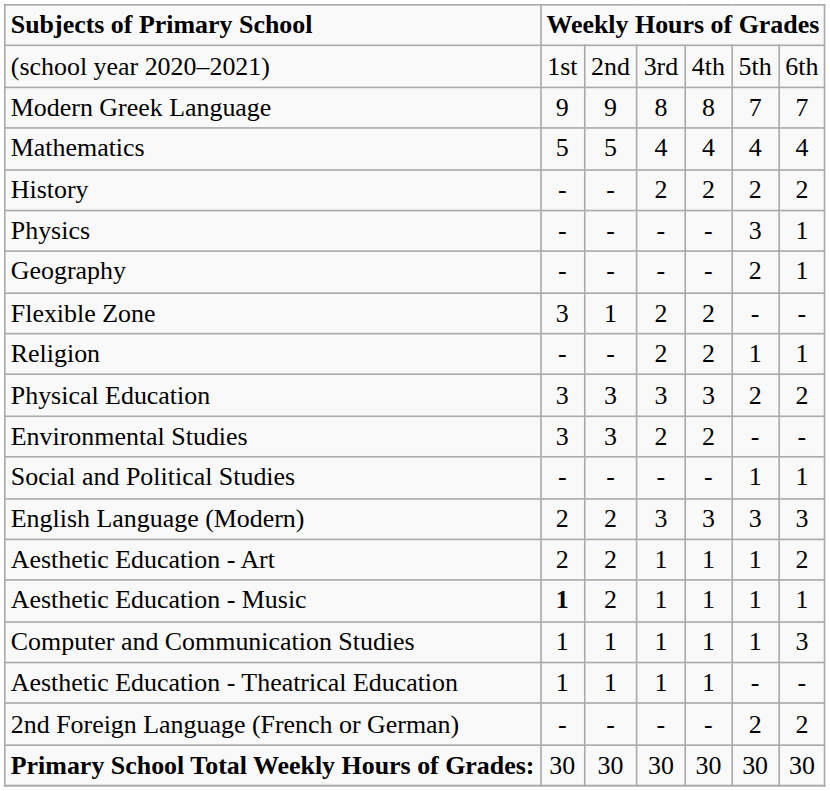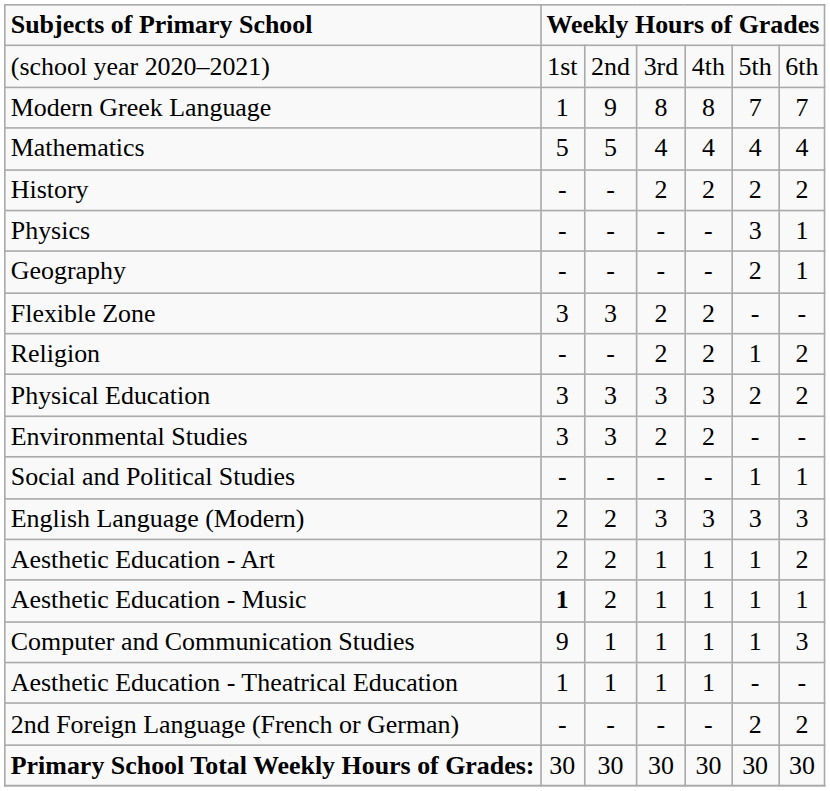(562, 107) 9 -> (562, 107) 1
(610, 312) 1 -> (610, 312) 3
(802, 353) 1 -> (802, 353) 2
(562, 641) 1 -> (562, 641) 9
